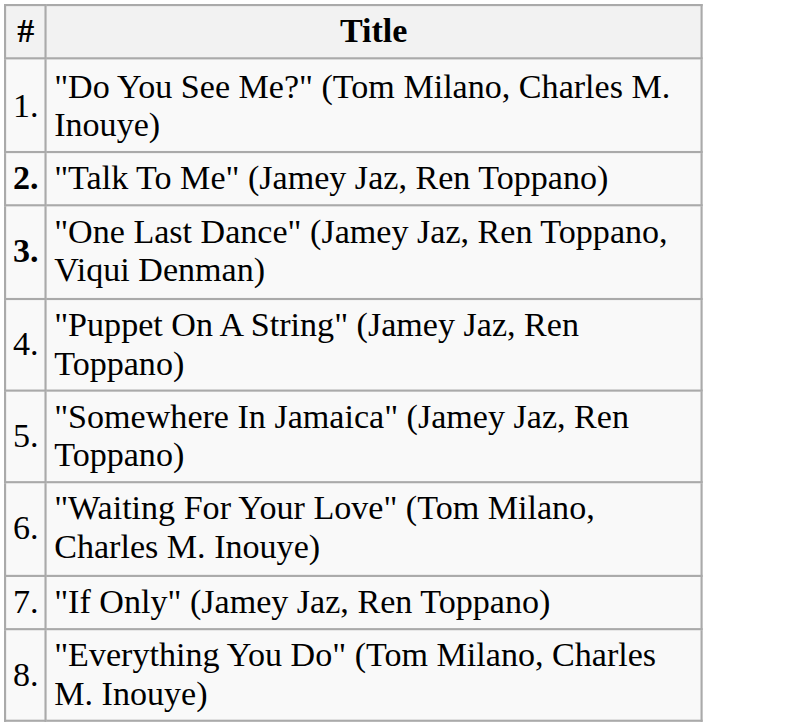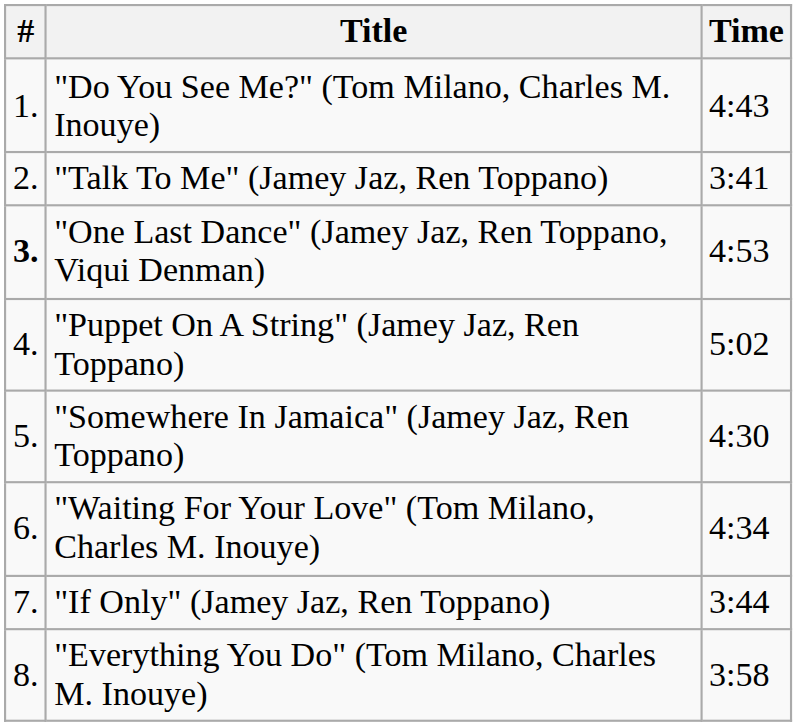+ column: (746, 31)
(26, 177) bold -> (26, 177) normal
